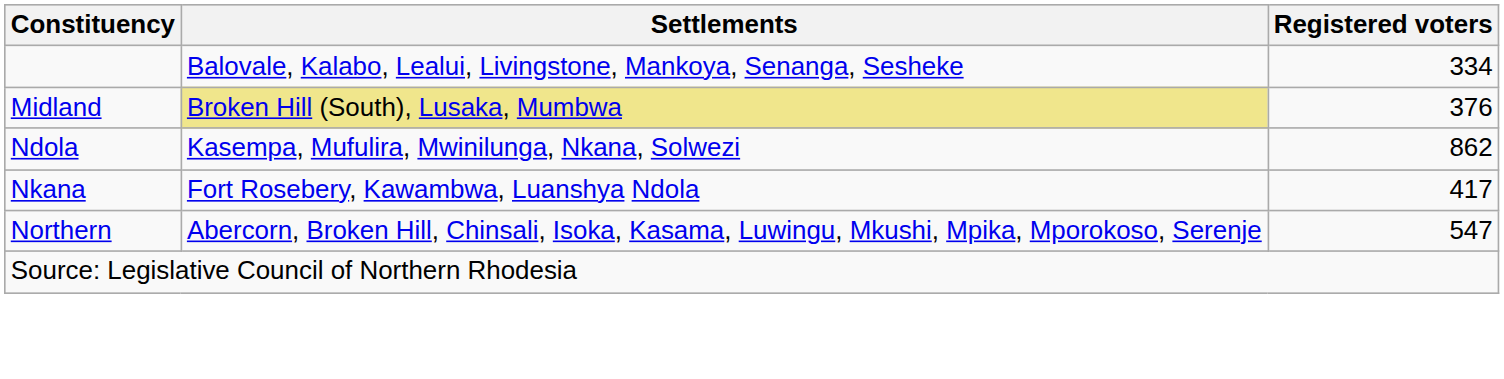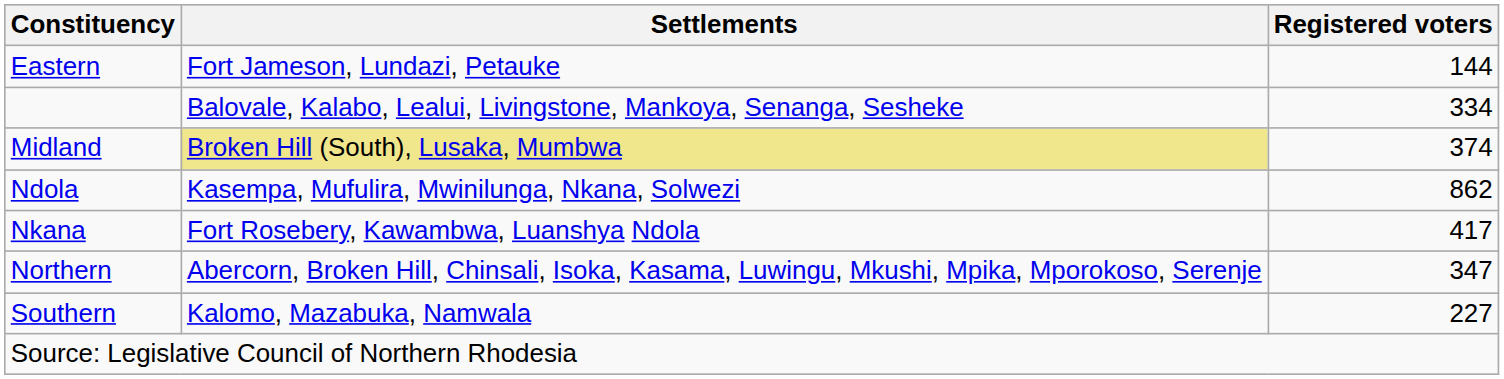+ row: (55, 66)
(1471, 107) 376 -> (1471, 148) 374
(1471, 230) 547 -> (1471, 271) 347
+ row: (63, 312)
